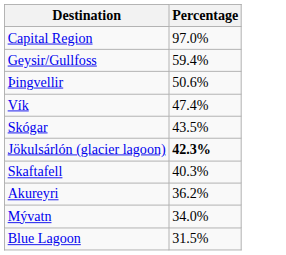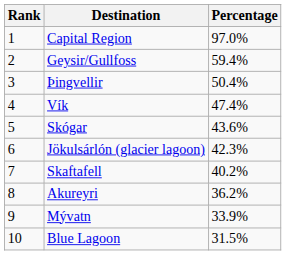+ column: (24, 15)
(190, 82) 50.6% -> (230, 82) 50.4%
(190, 127) 43.5% -> (230, 127) 43.6%
(191, 149) bold -> (230, 149) normal
(190, 171) 40.3% -> (230, 171) 40.2%
(190, 216) 34.0% -> (230, 216) 33.9%
